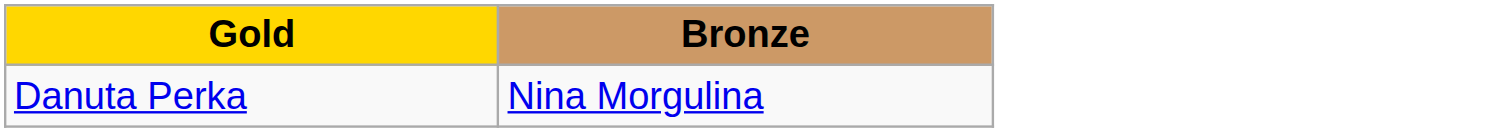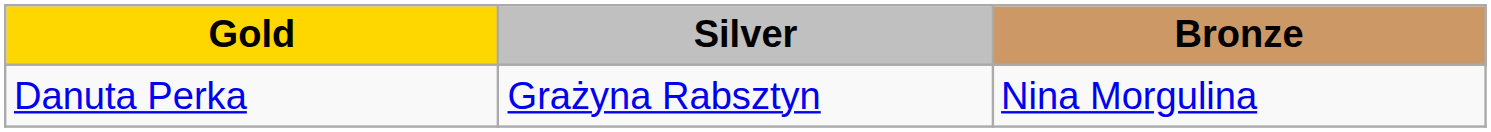+ column: (746, 34)
